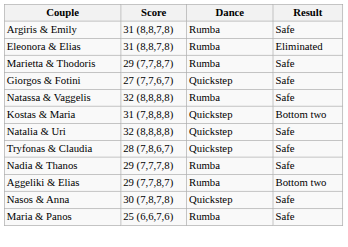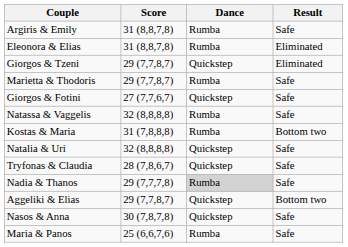+ row: (43, 64)
(211, 115) Quickstep -> (205, 132) Rumba
(205, 166) no background -> (205, 183) lightgrey background
(205, 183) Rumba -> (211, 200) Quickstep
